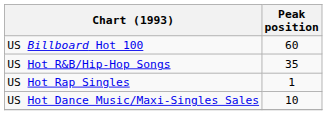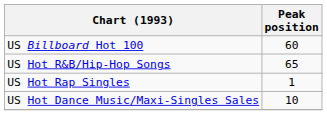(292, 64) 35 -> (292, 64) 65
